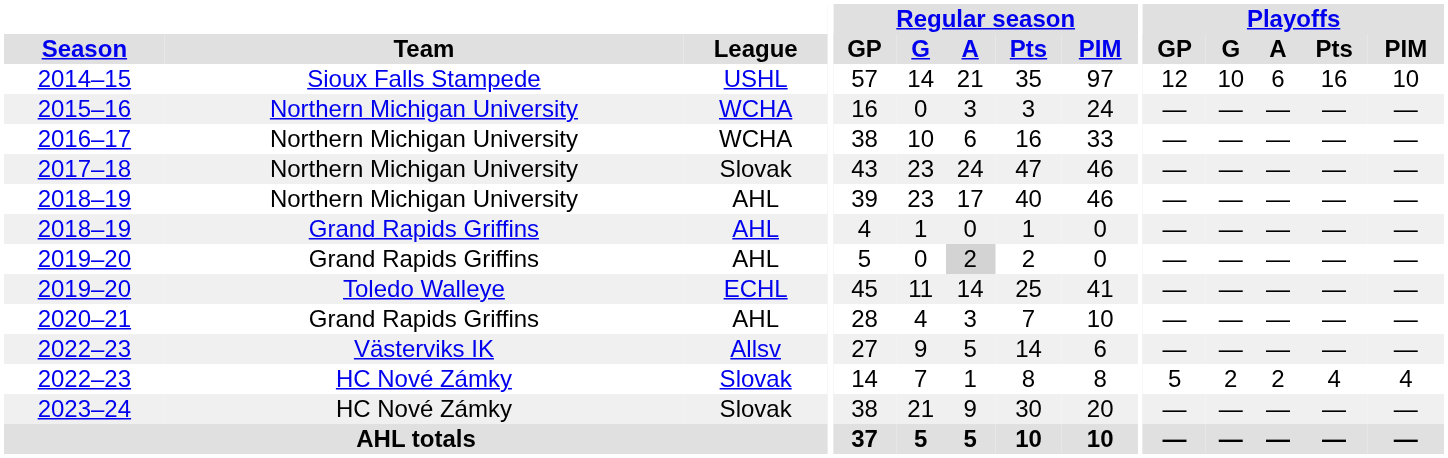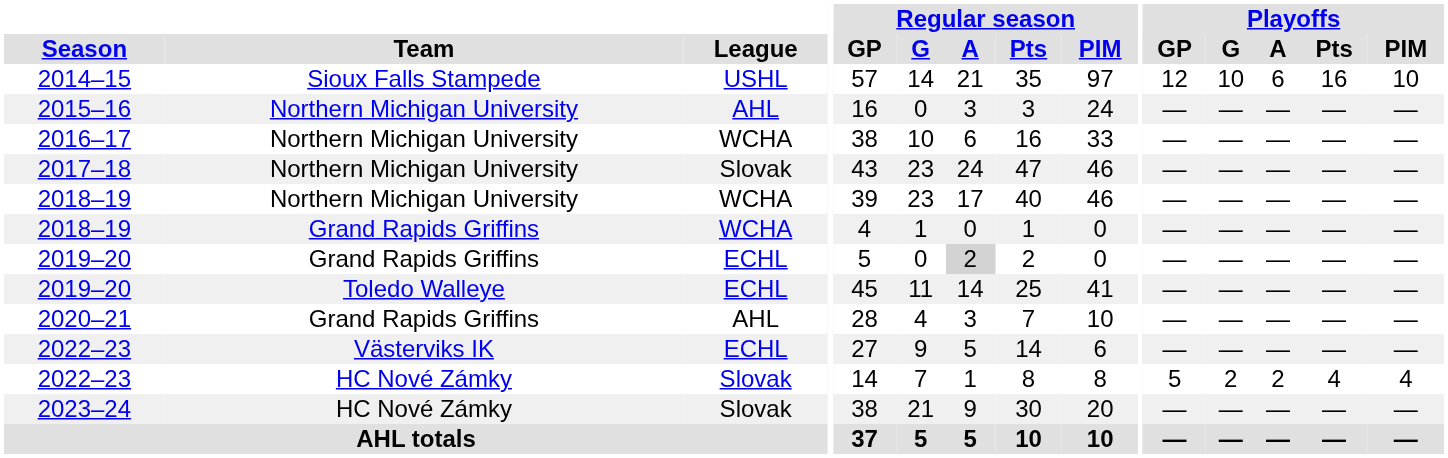(756, 108) WCHA -> (756, 108) AHL
(756, 198) AHL -> (756, 198) WCHA
(756, 228) AHL -> (756, 228) WCHA
(756, 258) AHL -> (756, 258) ECHL
(756, 348) Allsv -> (756, 348) ECHL
